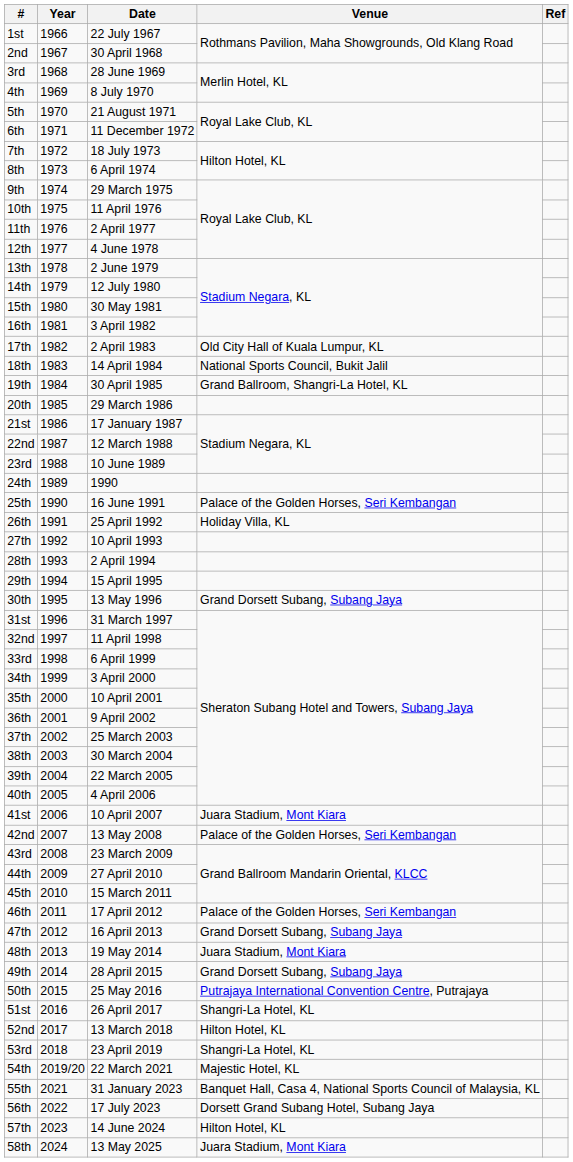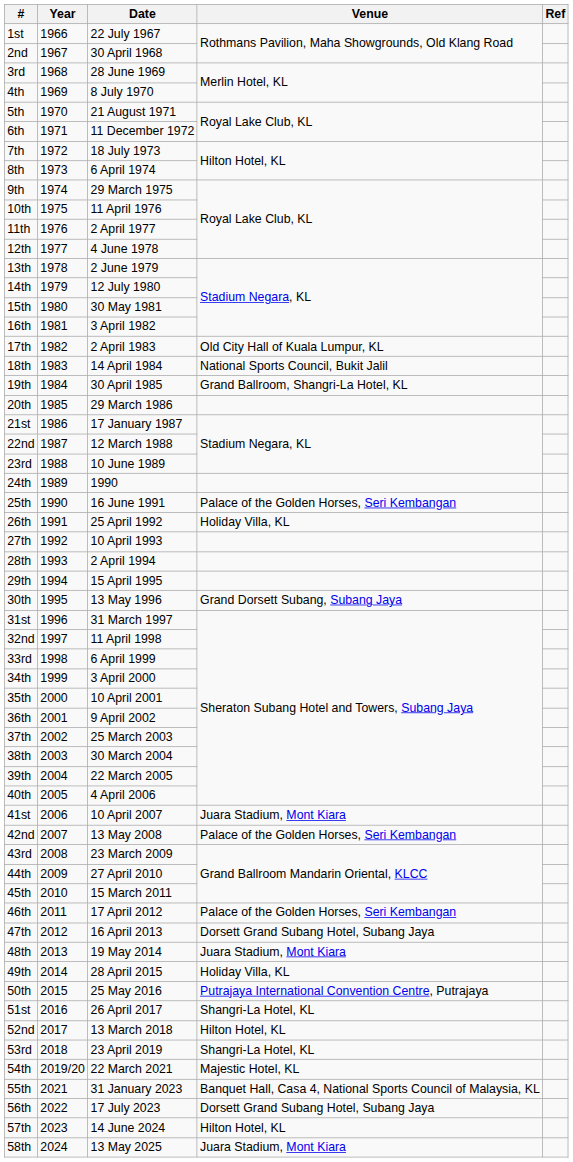(301, 932) Grand Dorsett Subang, Subang Jaya -> (317, 932) Dorsett Grand Subang Hotel, Subang Jaya
(301, 971) Grand Dorsett Subang, Subang Jaya -> (245, 971) Holiday Villa, KL
